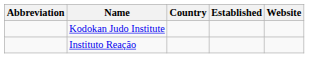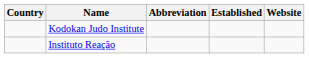columns swapped: (188, 12) <-> (36, 12)
